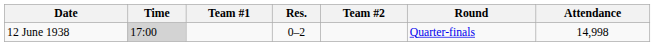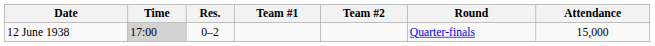columns swapped: (229, 13) <-> (296, 13)
(593, 32) 14,998 -> (593, 32) 15,000
